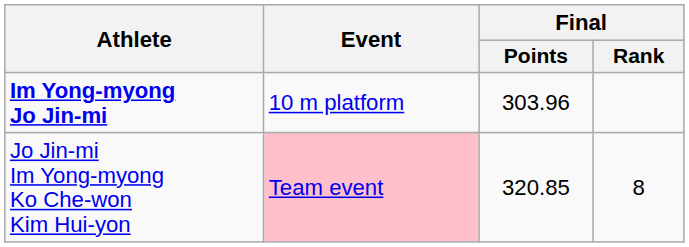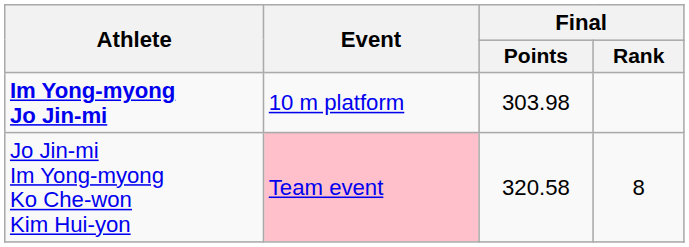(536, 103) 303.96 -> (536, 103) 303.98
(536, 187) 320.85 -> (536, 187) 320.58
